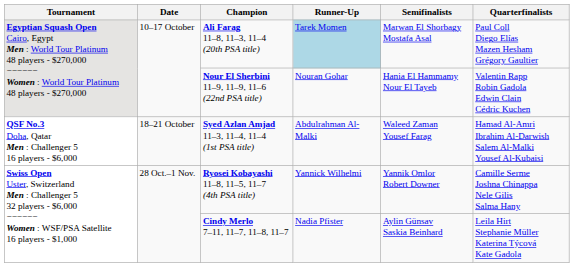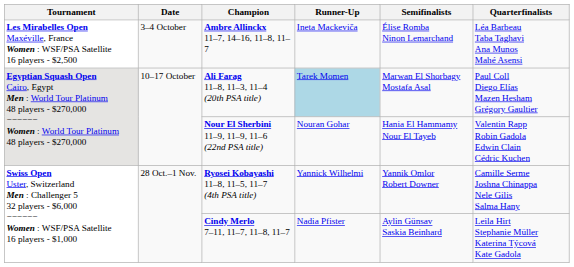+ row: (247, 38)
- row: (239, 135)
